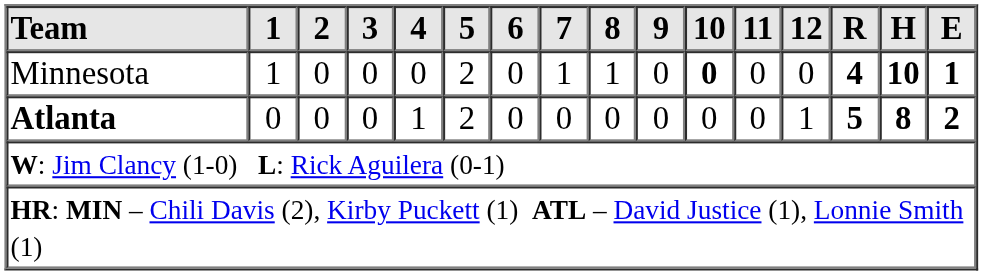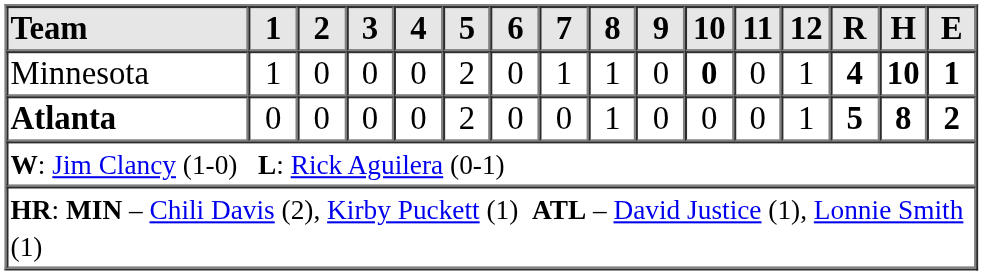(806, 73) 0 -> (806, 73) 1
(419, 118) 1 -> (419, 118) 0
(612, 118) 0 -> (612, 118) 1
